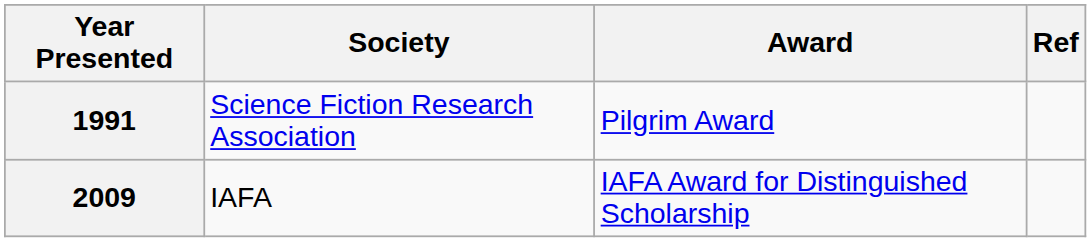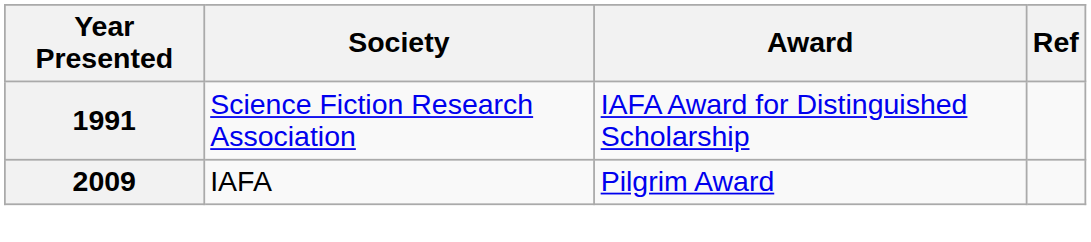(687, 120) Pilgrim Award -> (784, 120) IAFA Award for Distinguished Scholarship
(784, 197) IAFA Award for Distinguished Scholarship -> (687, 181) Pilgrim Award
